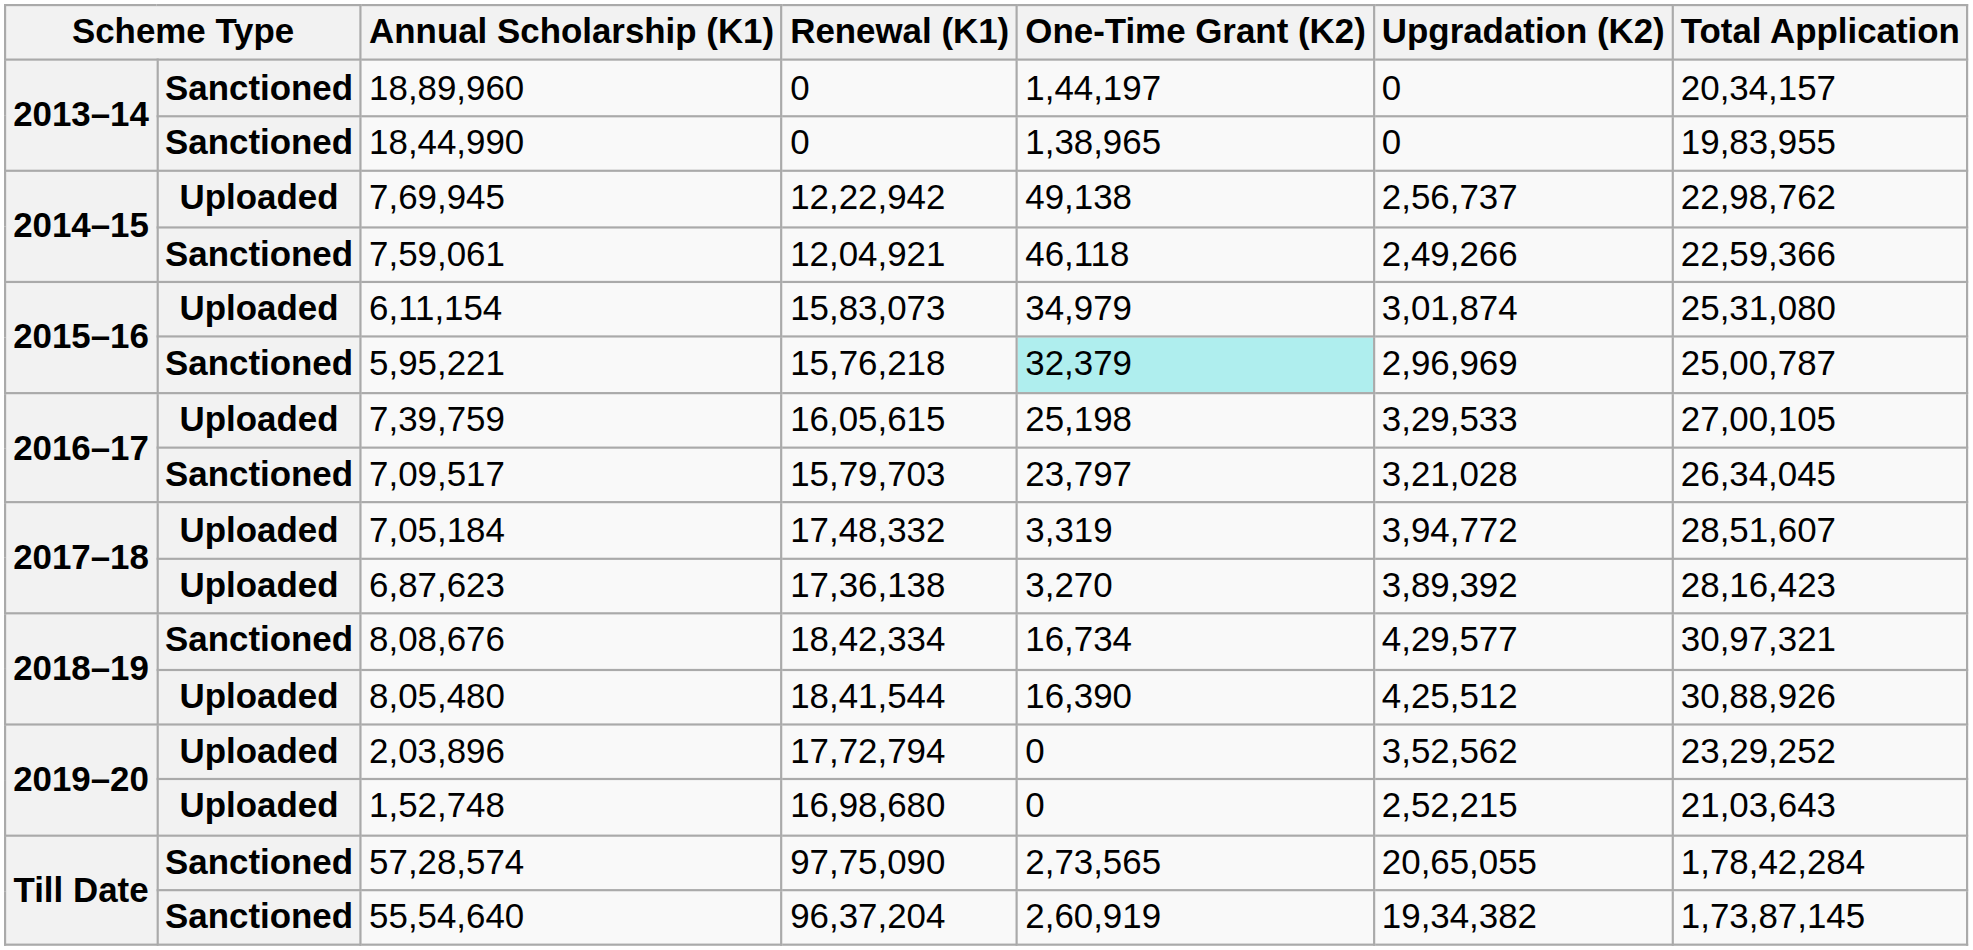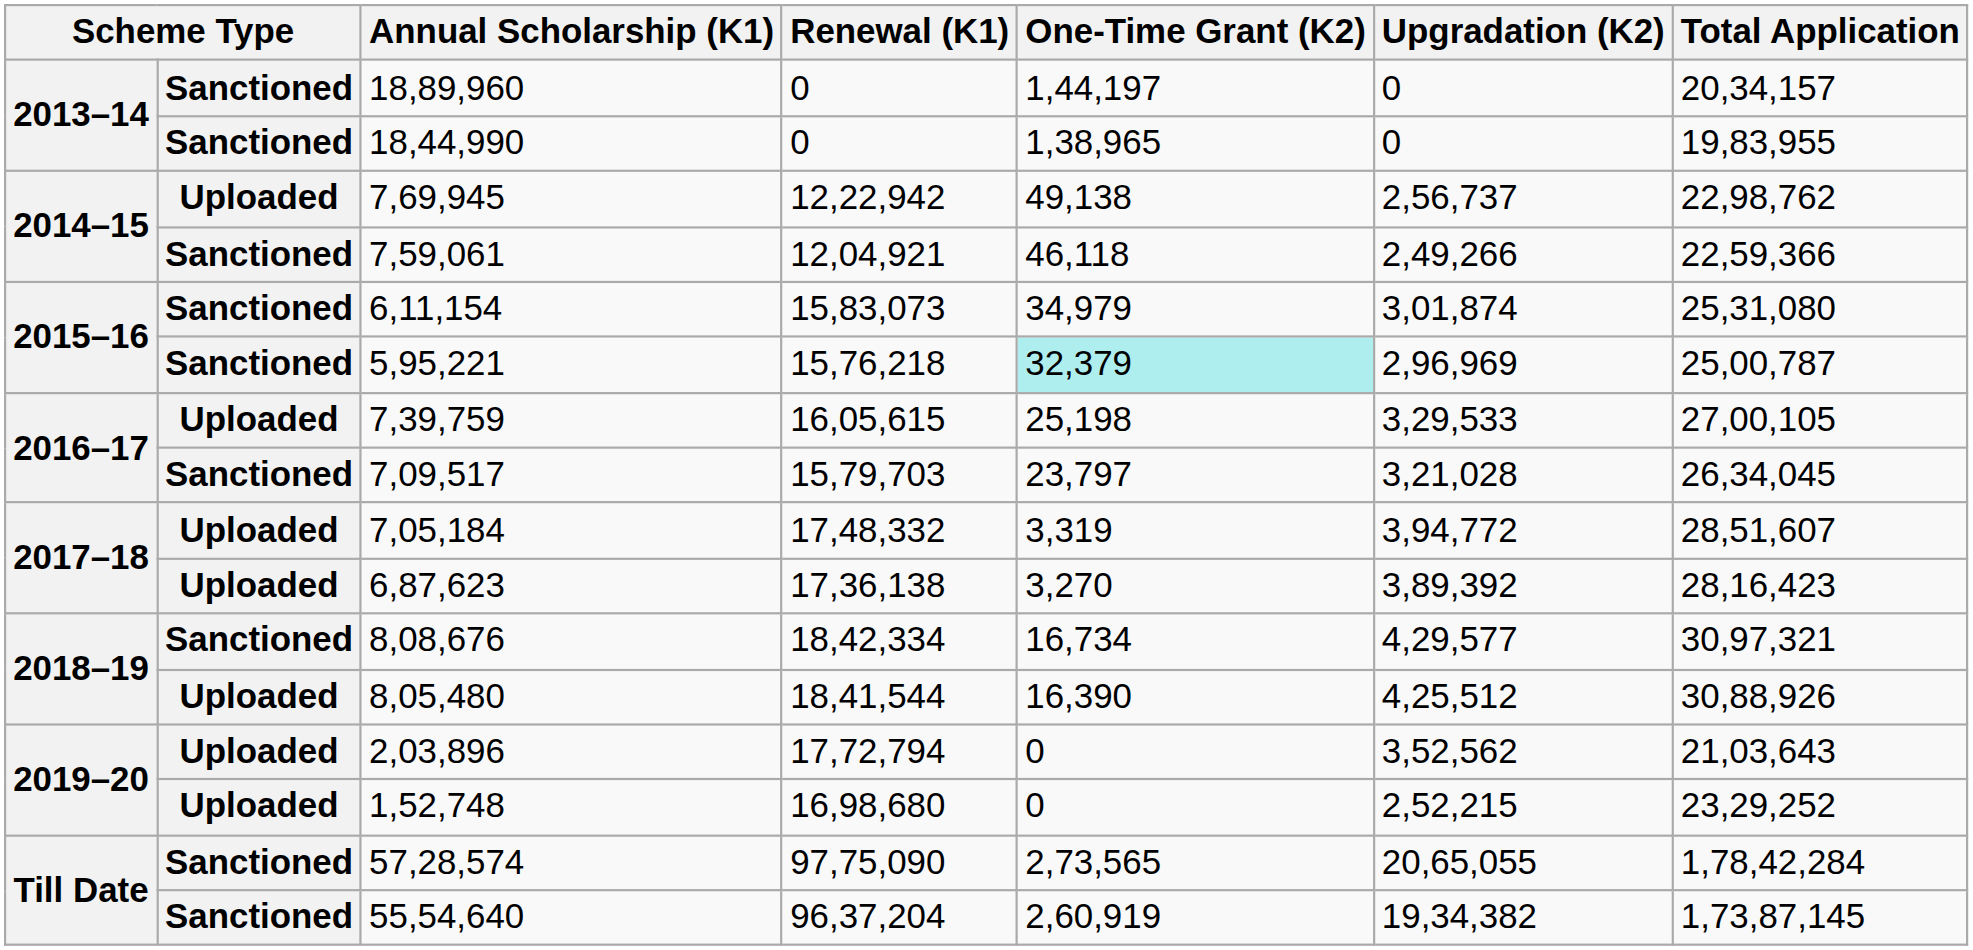(259, 308) Uploaded -> (259, 308) Sanctioned
(1758, 751) 23,29,252 -> (1758, 751) 21,03,643
(1758, 806) 21,03,643 -> (1758, 806) 23,29,252
